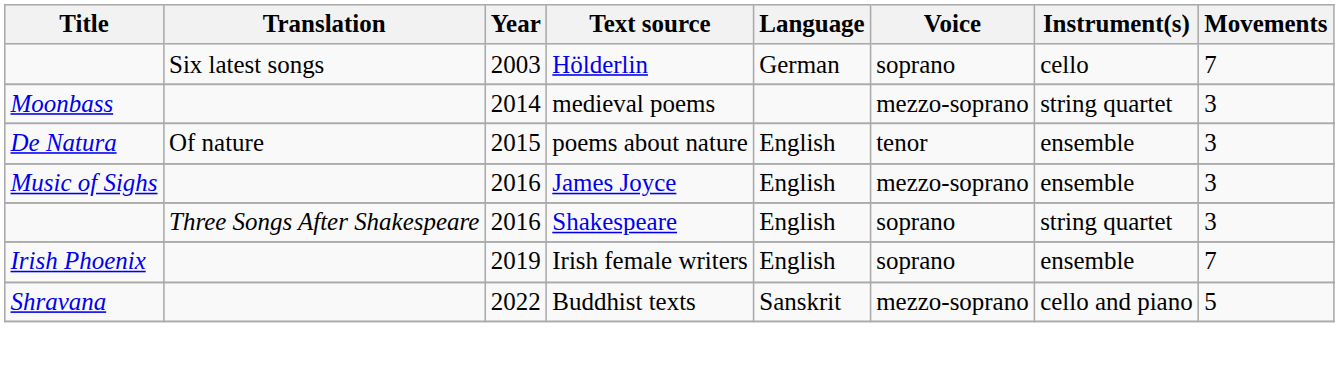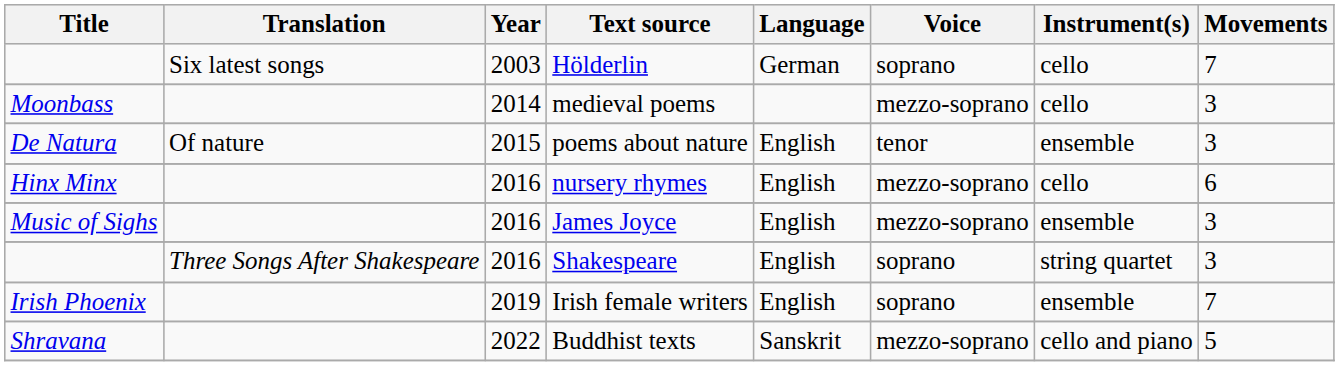(1106, 103) string quartet -> (1064, 103) cello
+ row: (630, 182)
